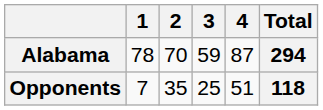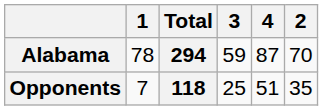columns swapped: (176, 21) <-> (288, 21)
